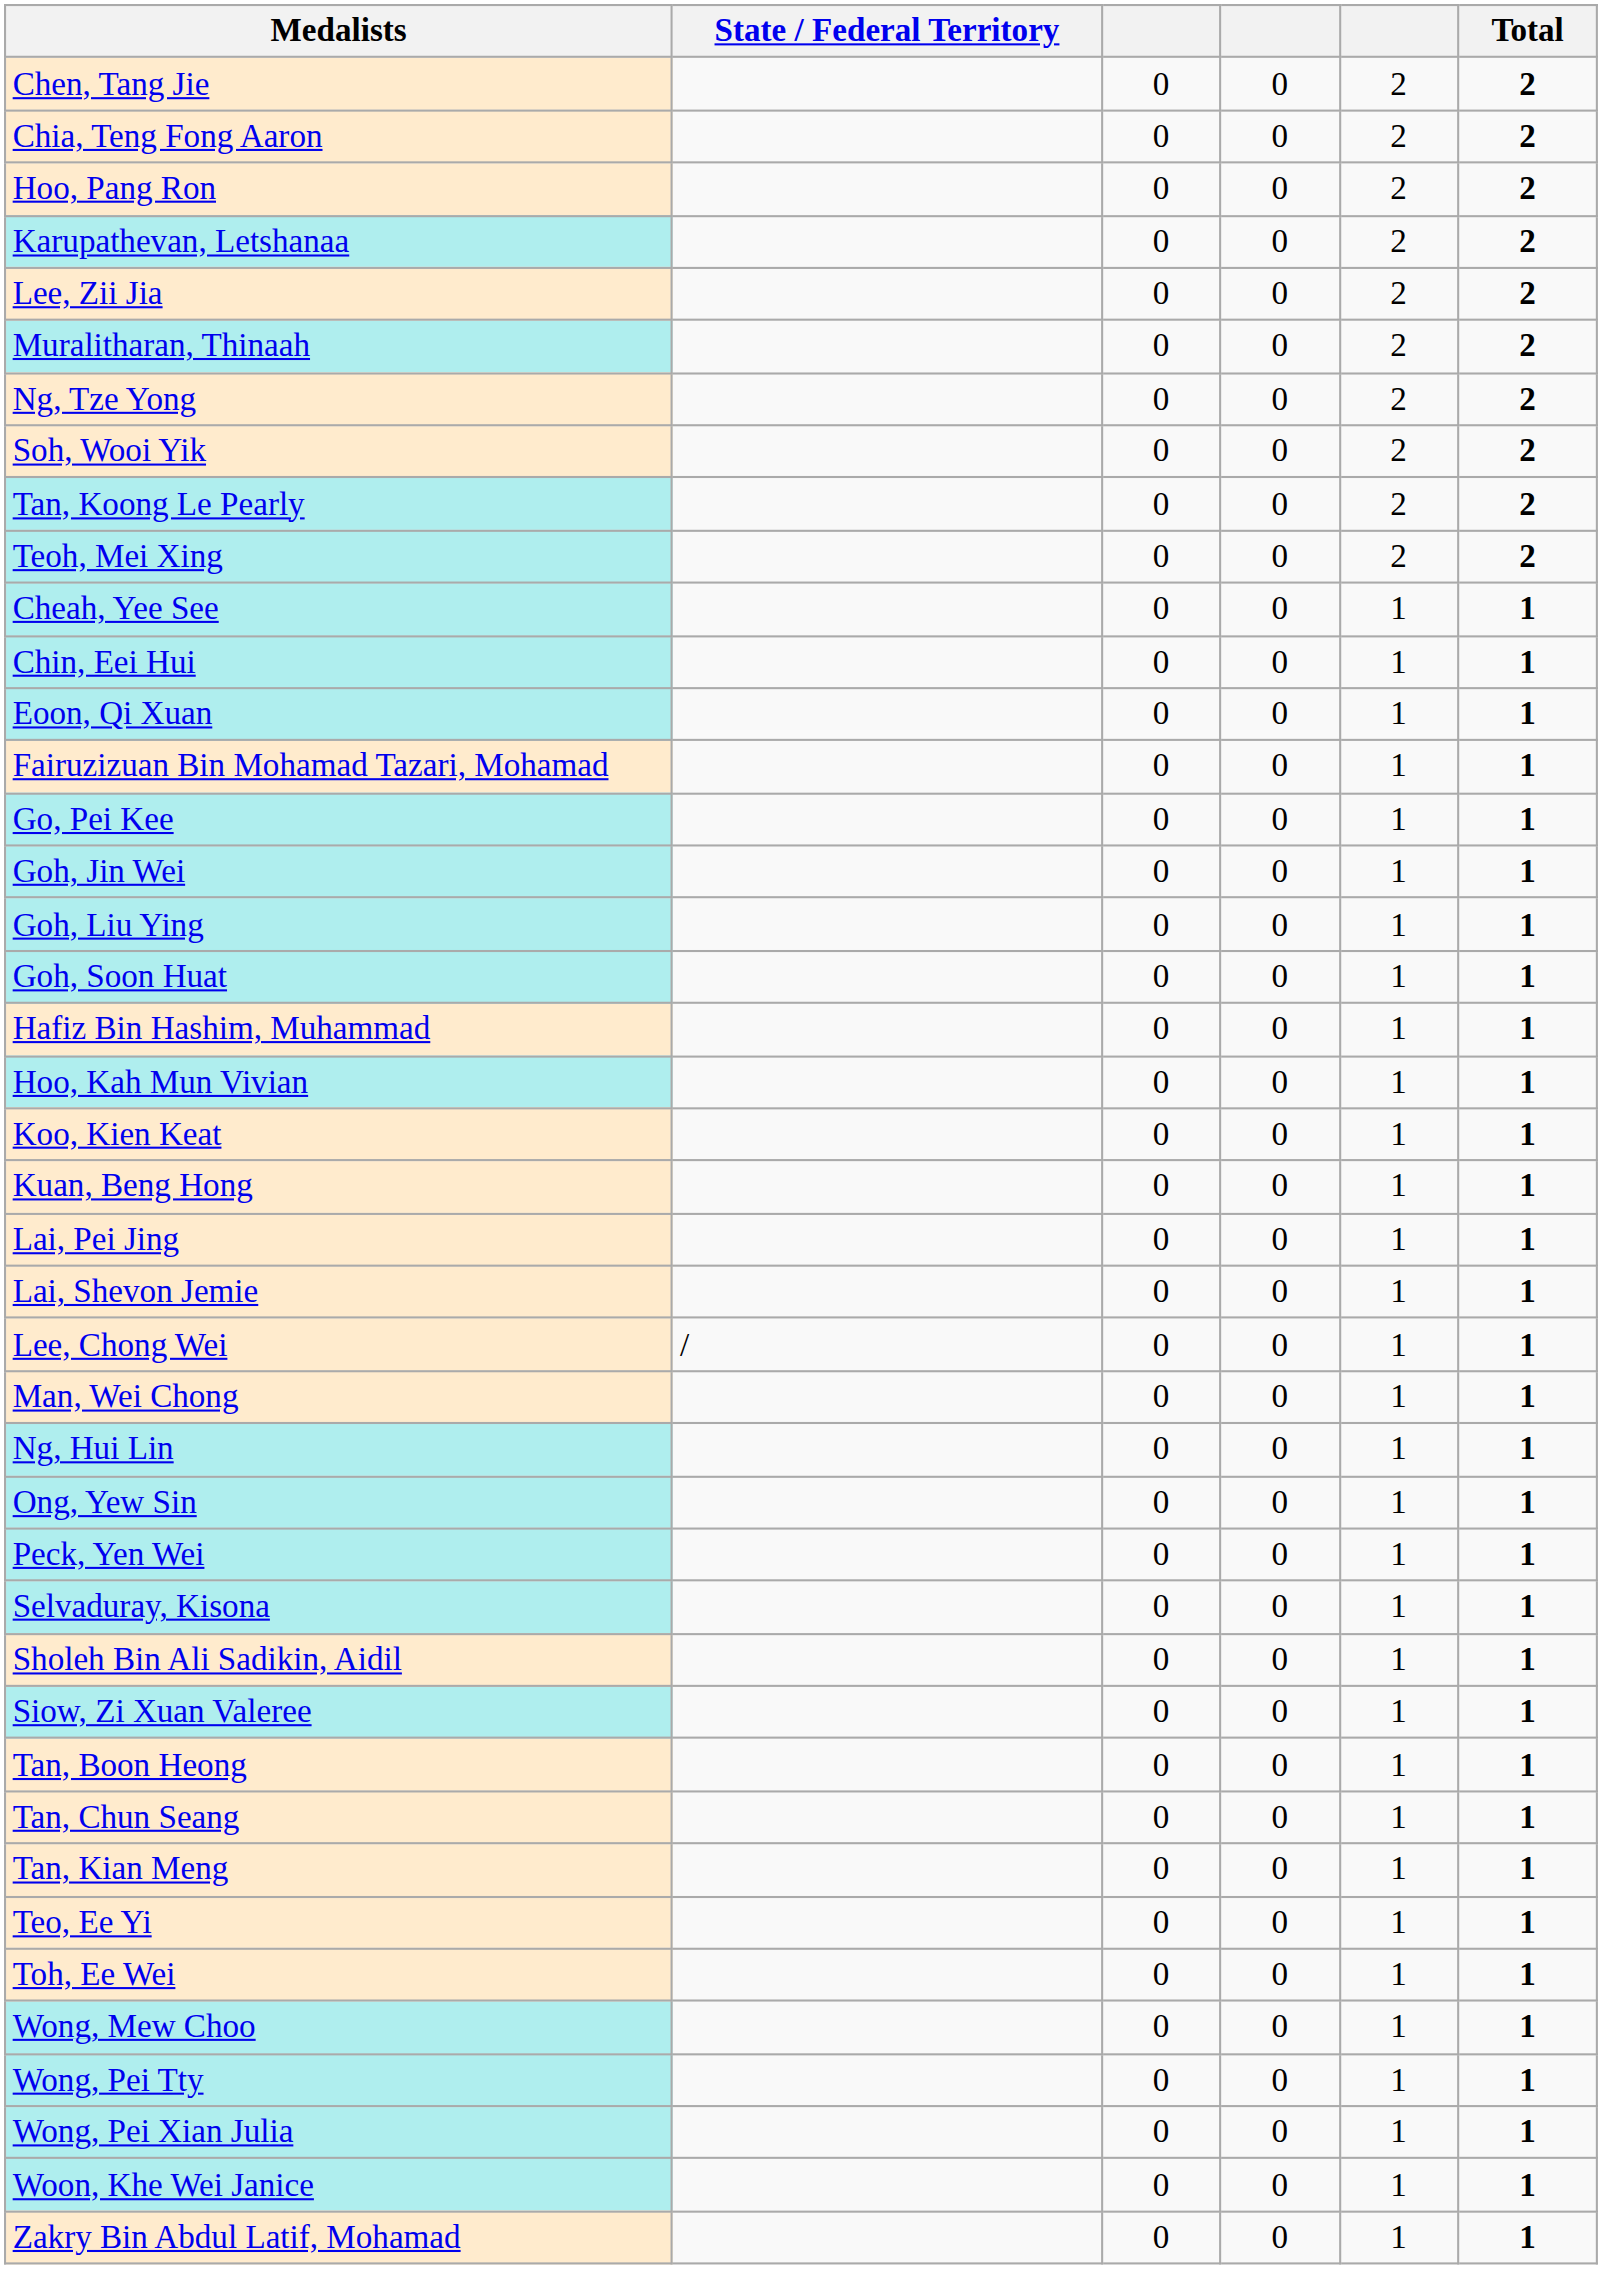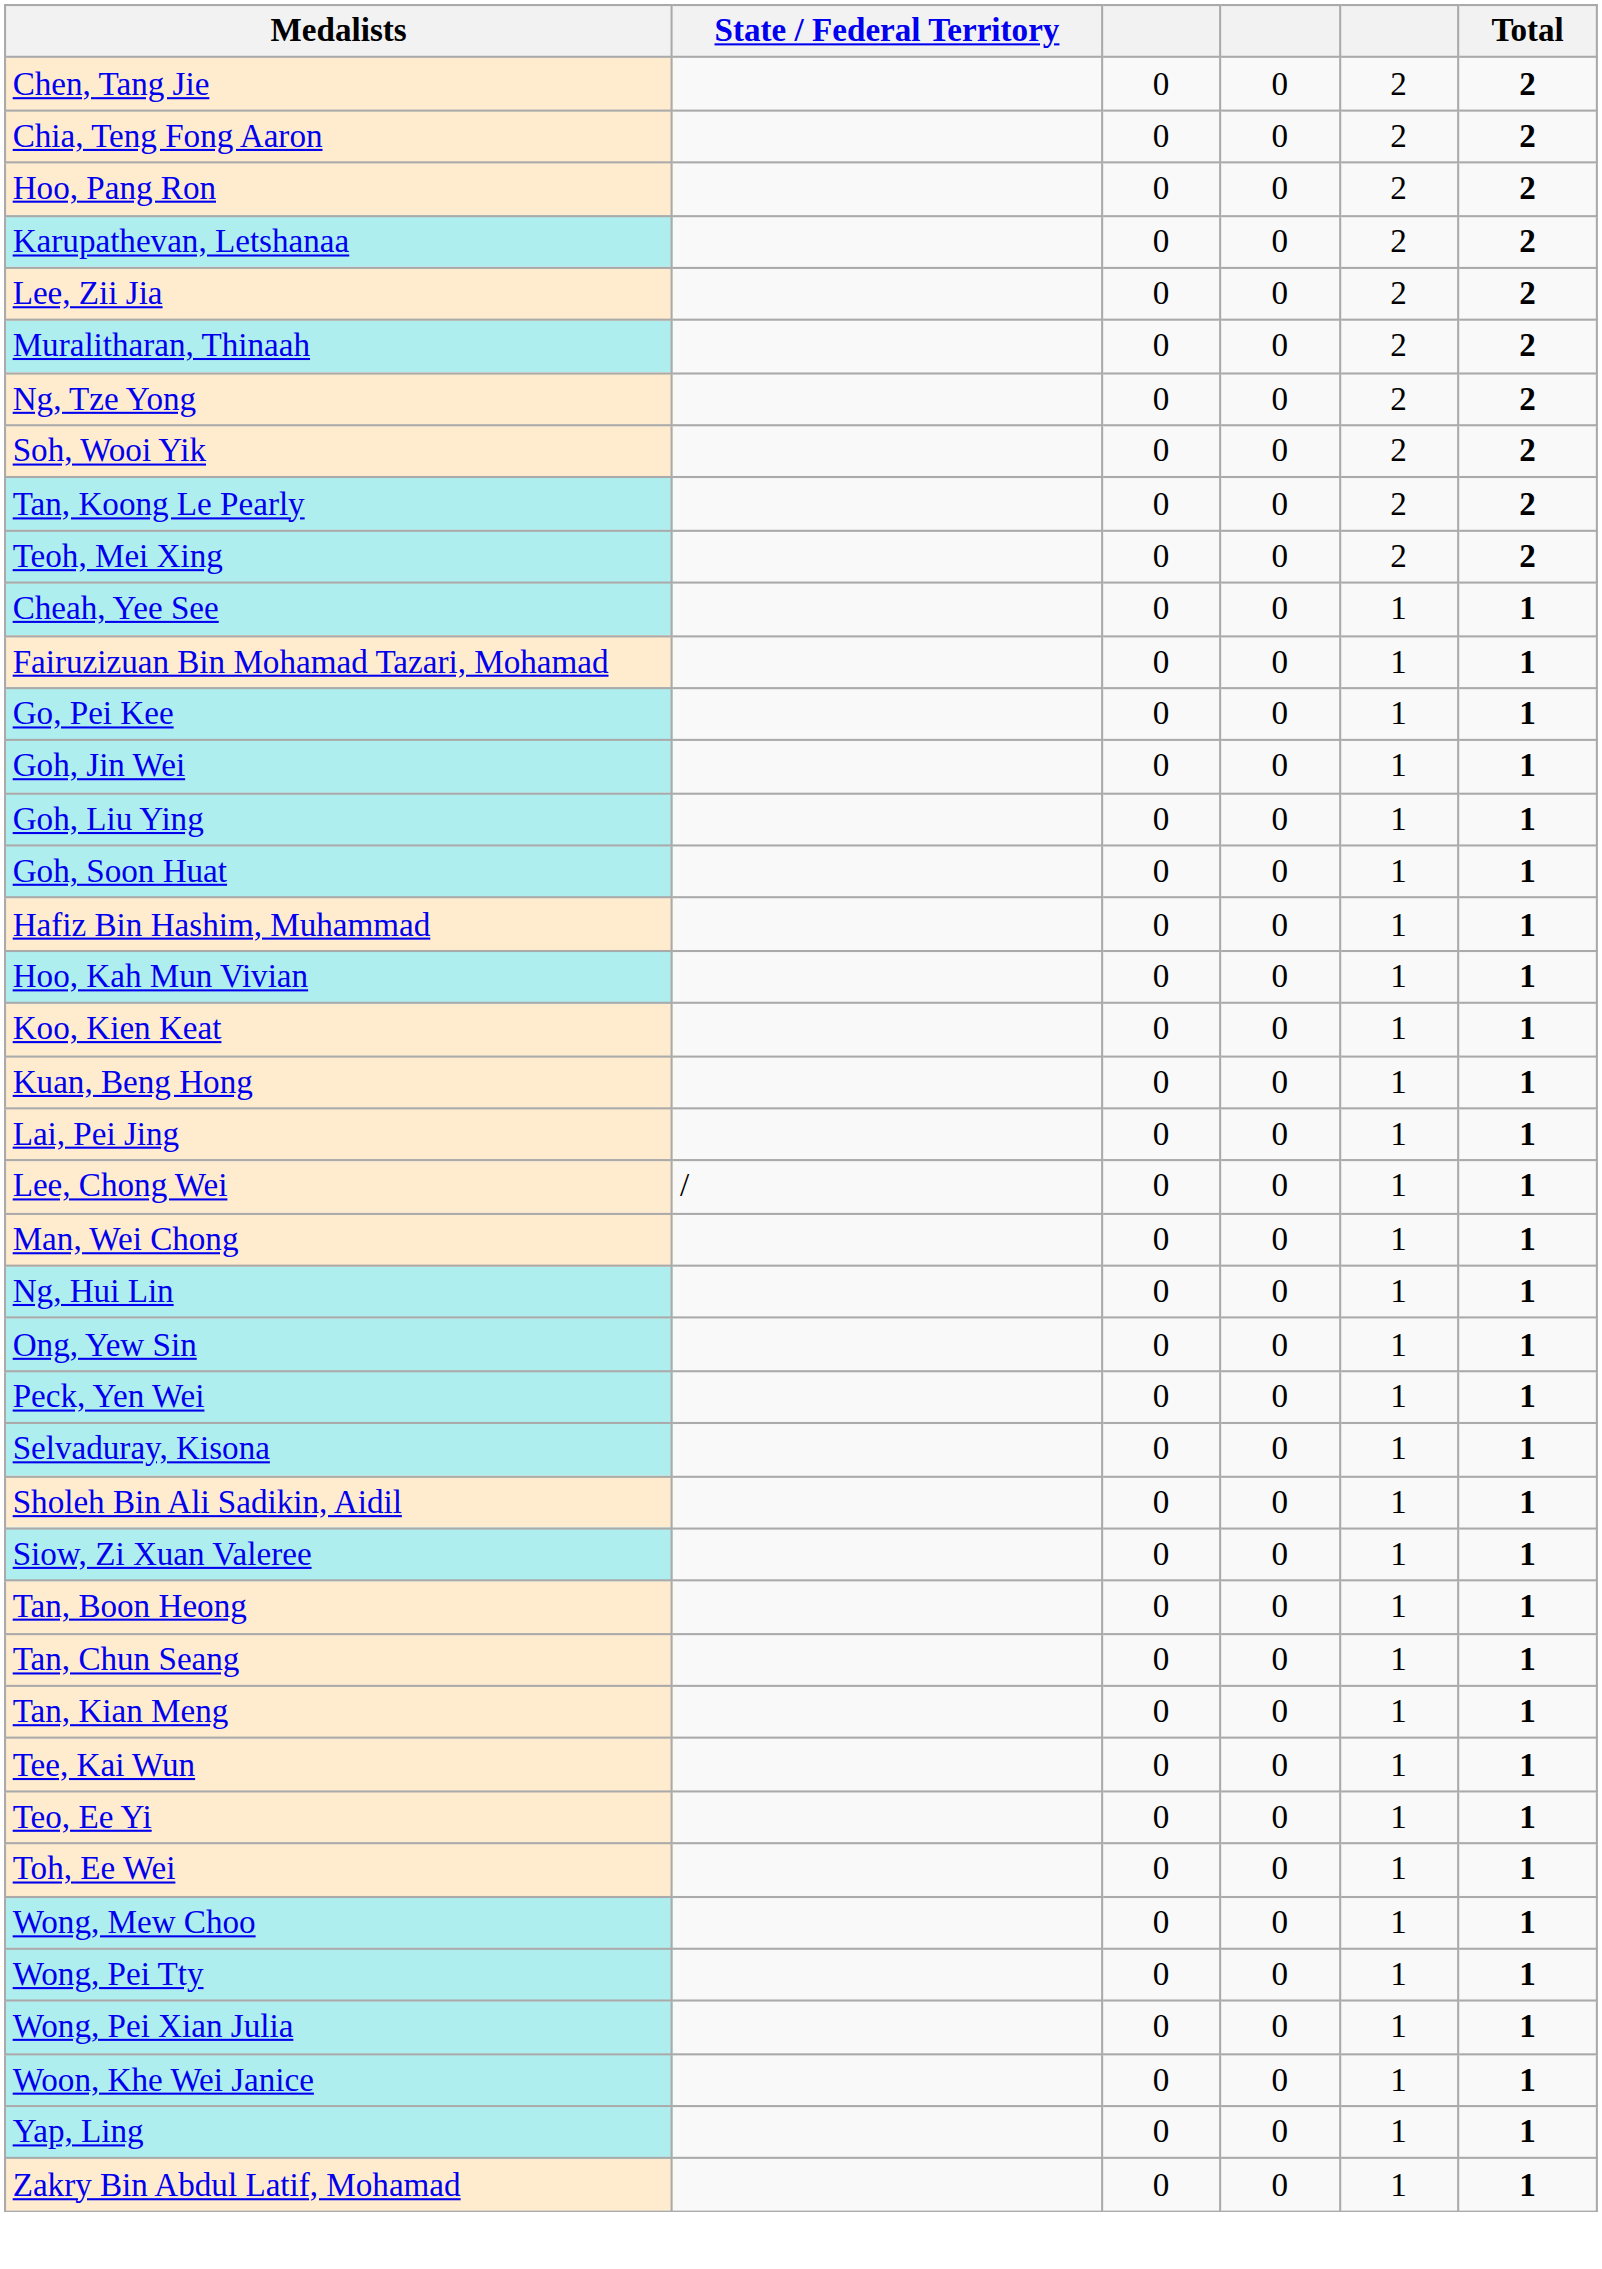- row: (104, 661)
- row: (112, 713)
- row: (135, 1291)
+ row: (104, 1764)
+ row: (78, 2131)
